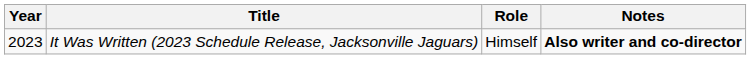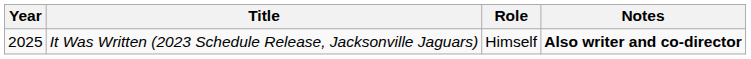(25, 41) 2023 -> (25, 41) 2025
